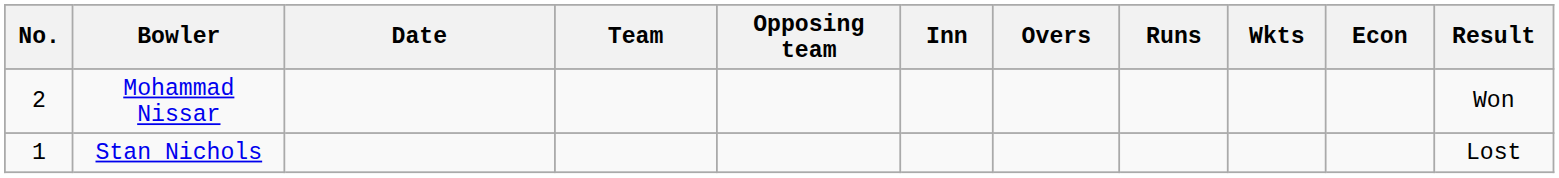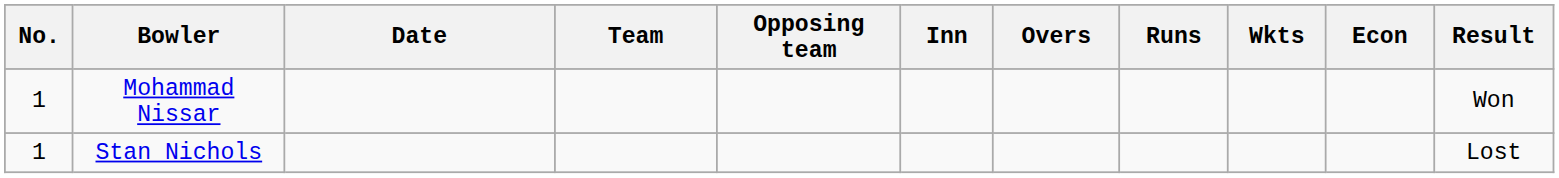(39, 102) 2 -> (39, 102) 1
